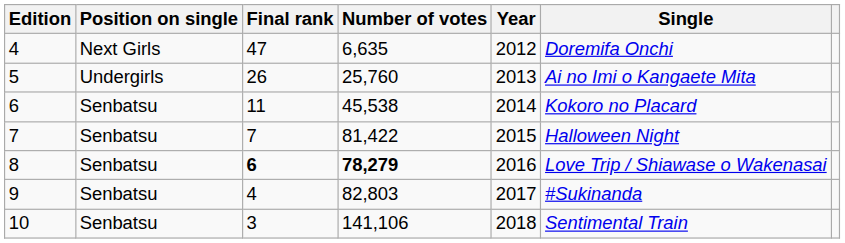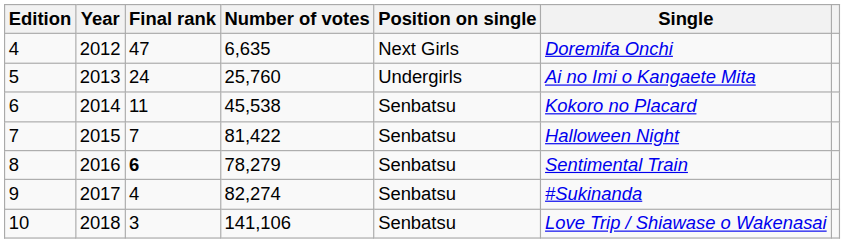columns swapped: (516, 19) <-> (159, 19)
(257, 77) 26 -> (139, 77) 24
(370, 164) bold -> (253, 164) normal
(686, 164) Love Trip / Shiawase o Wakenasai -> (616, 164) Sentimental Train
(370, 194) 82,803 -> (253, 194) 82,274
(616, 223) Sentimental Train -> (686, 223) Love Trip / Shiawase o Wakenasai
